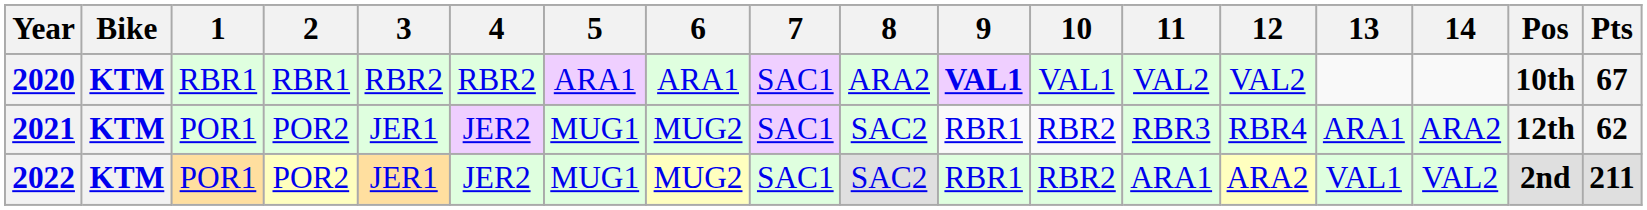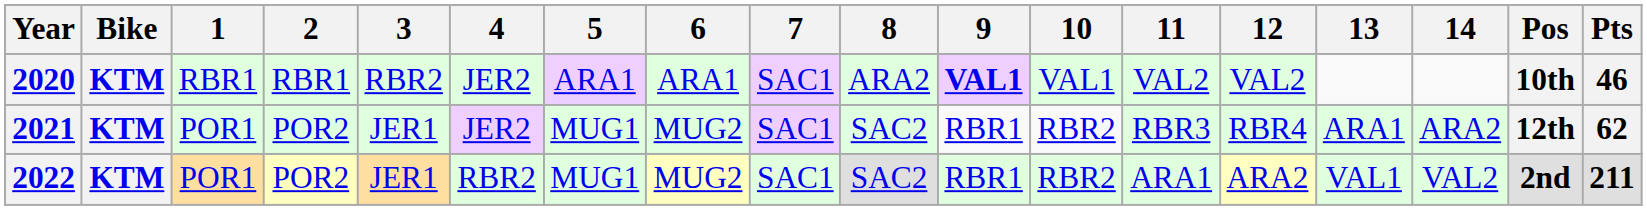(497, 79) RBR2 -> (497, 79) JER2
(1612, 79) 67 -> (1612, 79) 46
(497, 178) JER2 -> (497, 178) RBR2
